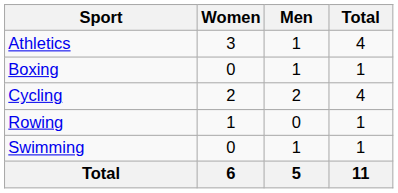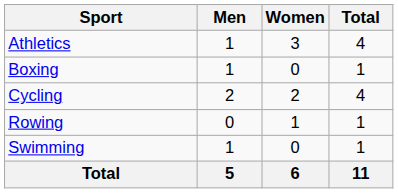columns swapped: (296, 17) <-> (231, 17)
